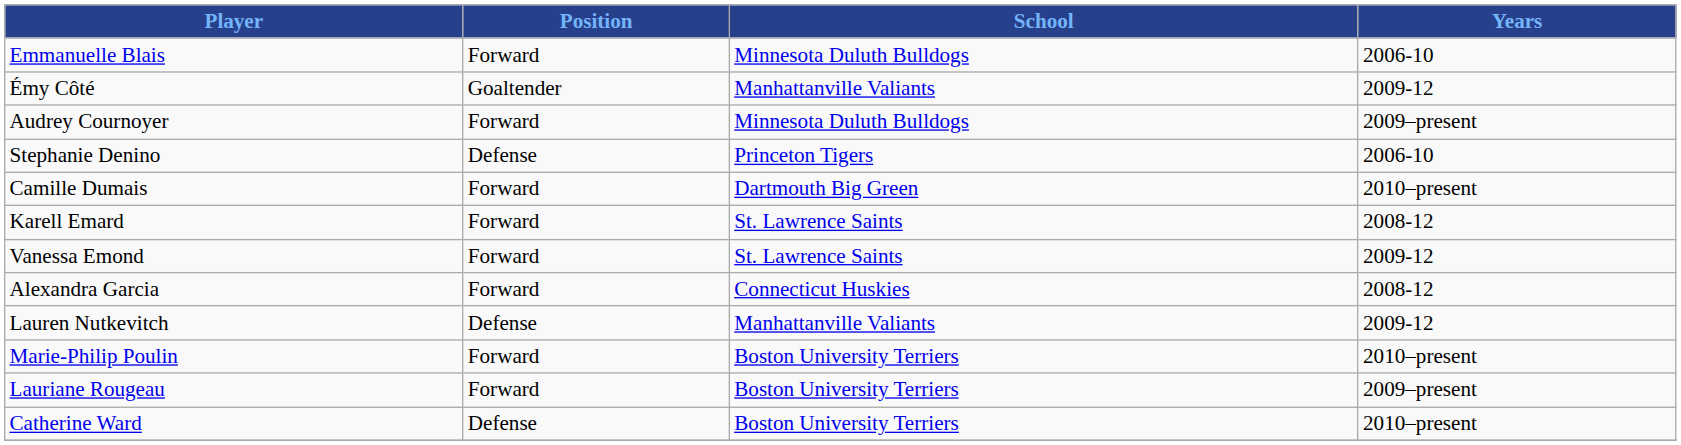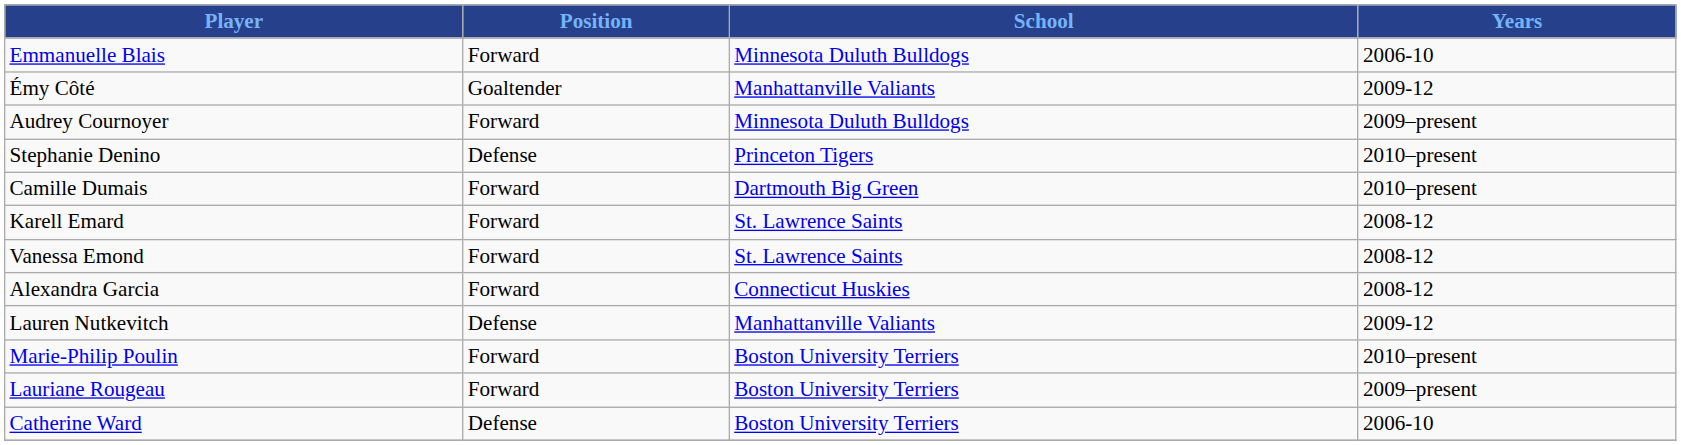(1398, 155) 2006-10 -> (1420, 155) 2010–present
(1398, 255) 2009-12 -> (1398, 255) 2008-12
(1420, 423) 2010–present -> (1398, 423) 2006-10
